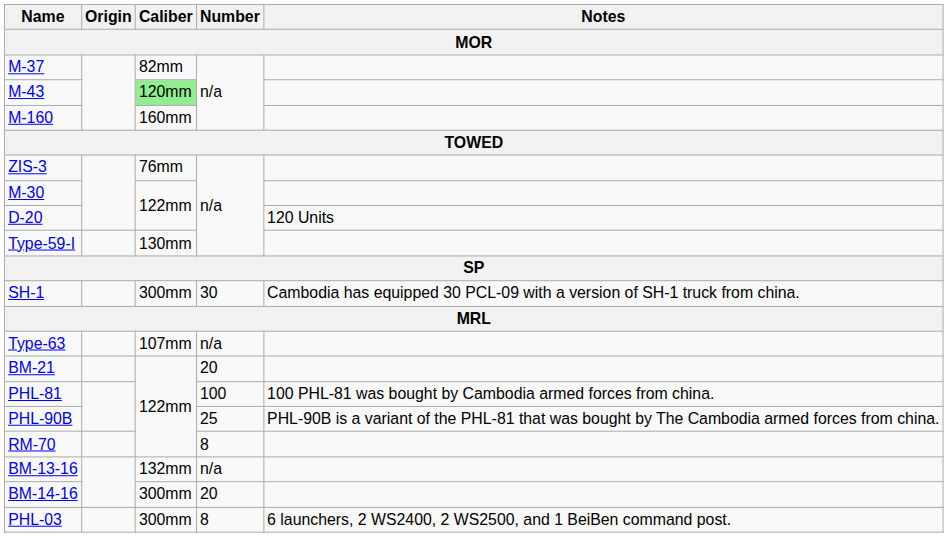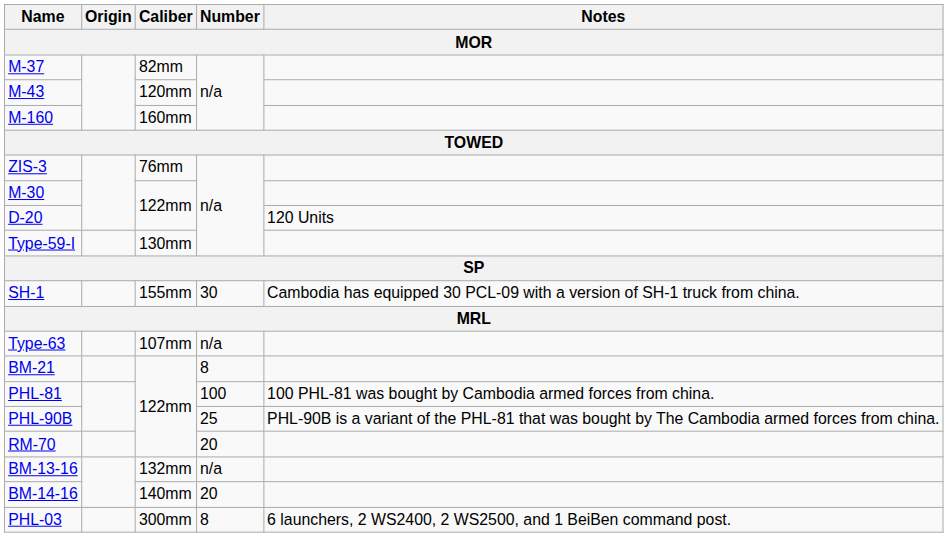(165, 92) lightgreen background -> (165, 92) no background
(165, 293) 300mm -> (165, 293) 155mm
(209, 368) 20 -> (204, 368) 8
(204, 444) 8 -> (209, 444) 20
(165, 494) 300mm -> (165, 494) 140mm
